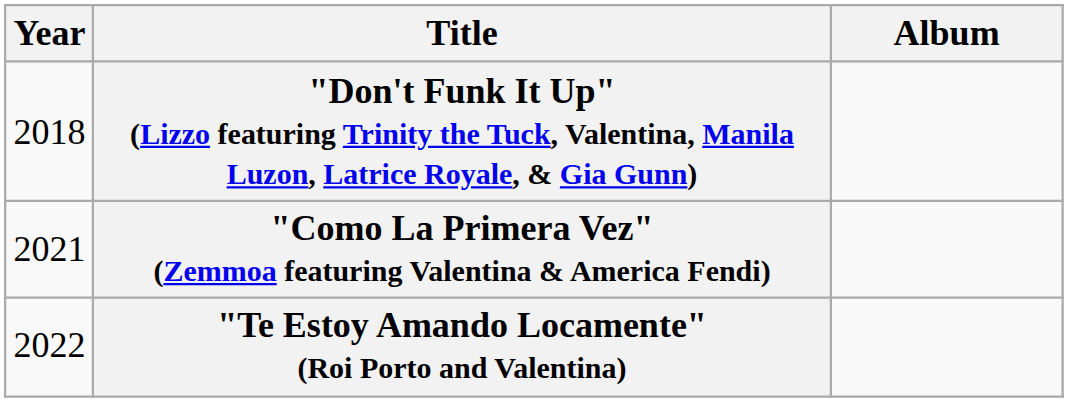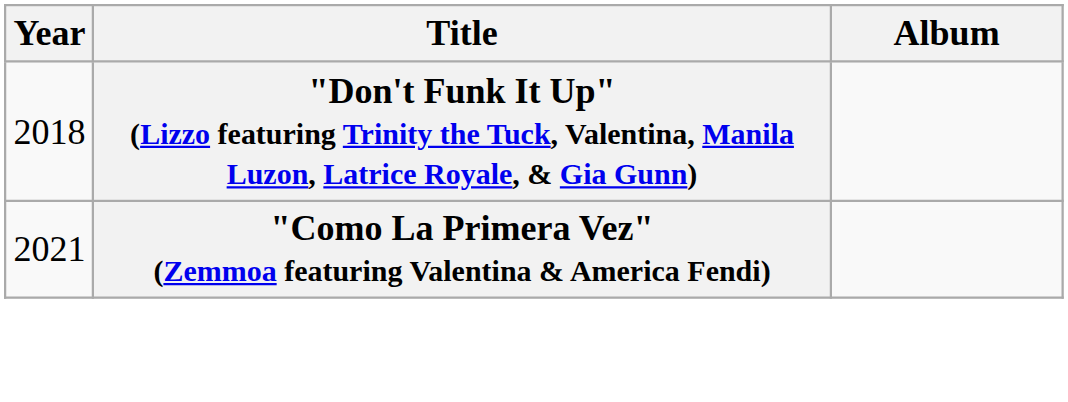- row: (462, 346)
